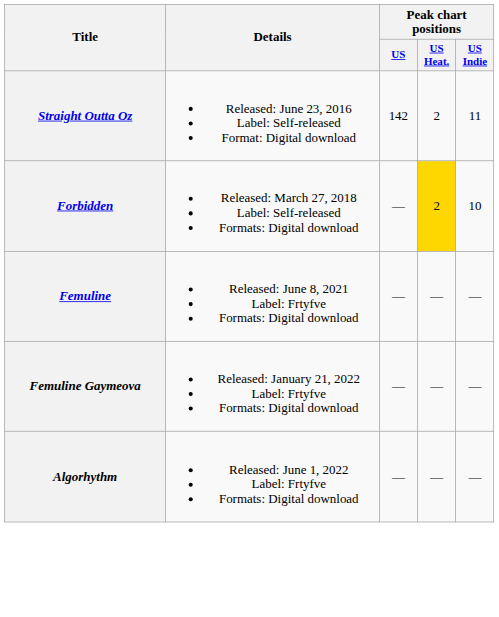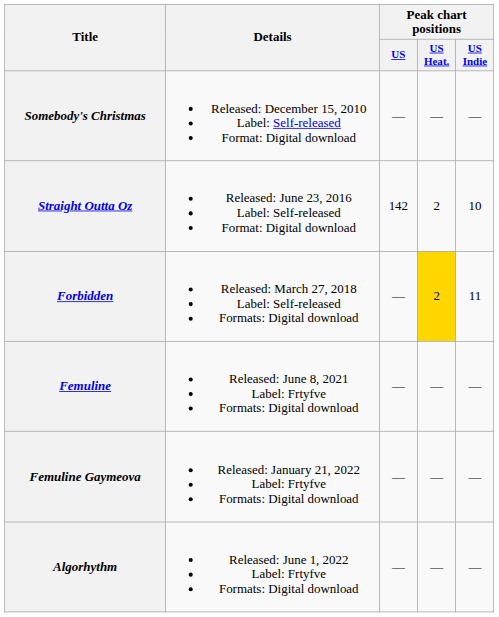+ row: (85, 115)
(475, 115) 11 -> (475, 206) 10
(475, 206) 10 -> (475, 296) 11
